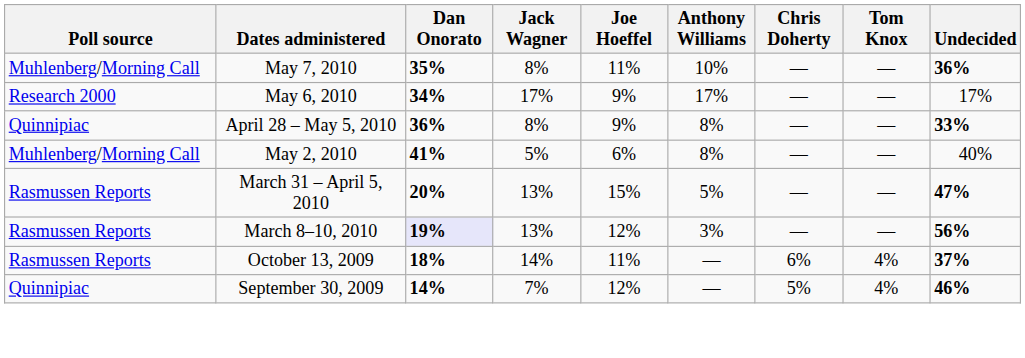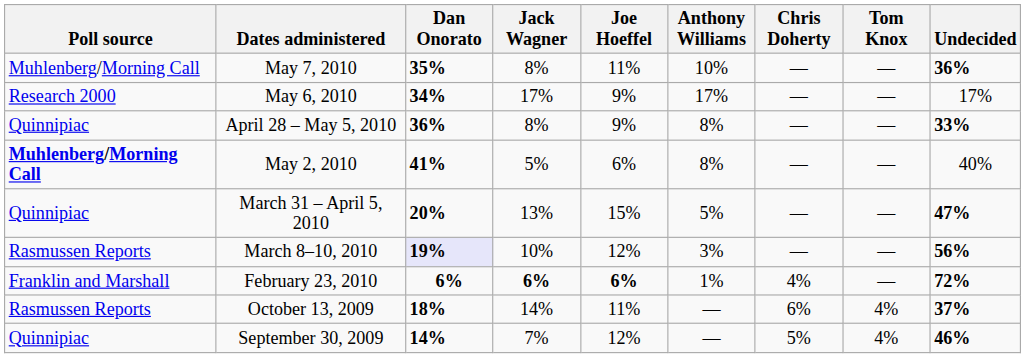(104, 153) normal -> (93, 164) bold
(80, 192) Rasmussen Reports -> (49, 213) Quinnipiac
(537, 231) 13% -> (537, 251) 10%
+ row: (311, 280)
